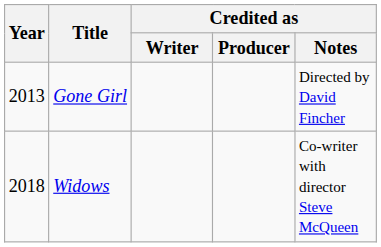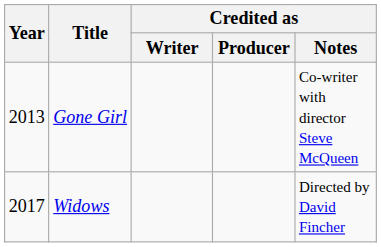(334, 97) Directed by David Fincher -> (329, 117) Co-writer with director Steve McQueen
(27, 186) 2018 -> (27, 206) 2017
(329, 187) Co-writer with director Steve McQueen -> (334, 207) Directed by David Fincher
